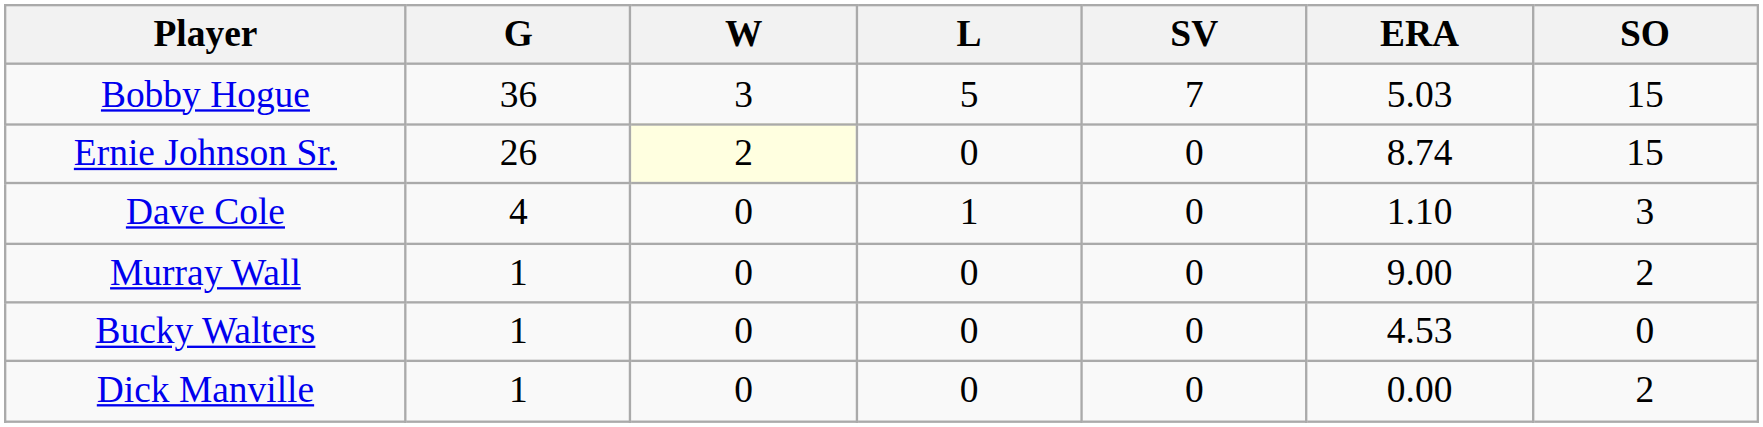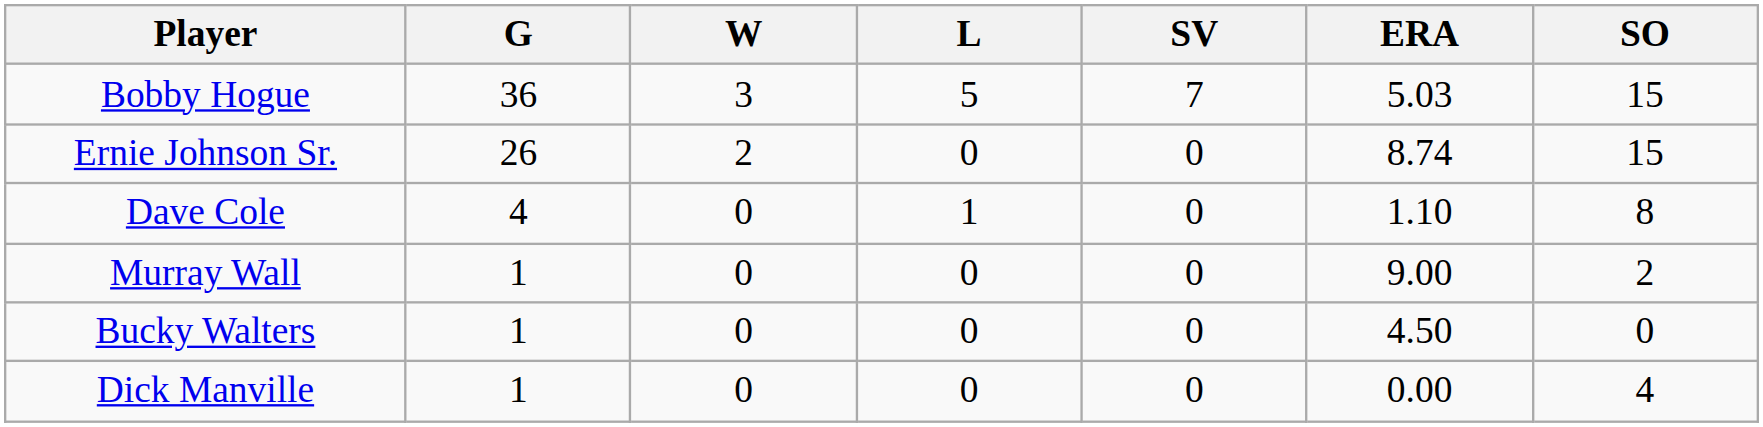(744, 152) lightyellow background -> (744, 152) no background
(1645, 212) 3 -> (1645, 212) 8
(1420, 331) 4.53 -> (1420, 331) 4.50
(1645, 390) 2 -> (1645, 390) 4
